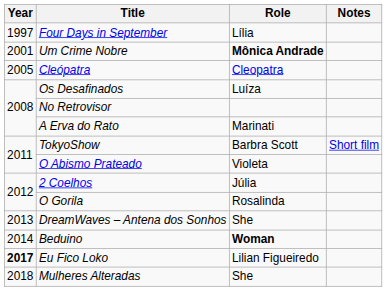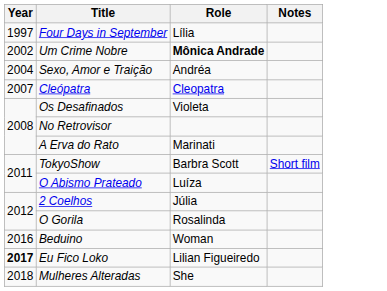(20, 51) 2001 -> (20, 51) 2002
+ row: (95, 70)
(20, 70) 2005 -> (20, 88) 2007
(246, 88) Luíza -> (191, 107) Violeta
(250, 164) Violeta -> (187, 182) Luíza
- row: (133, 220)
(20, 239) 2014 -> (20, 239) 2016
(253, 239) bold -> (193, 239) normal
